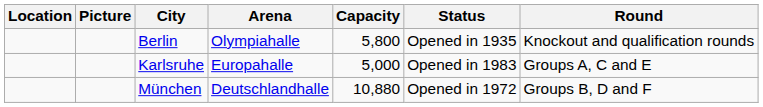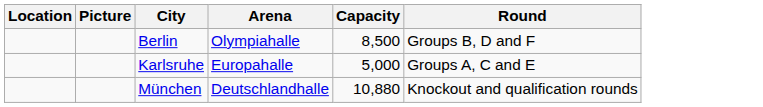- column: (462, 16)
(381, 41) 5,800 -> (381, 41) 8,500
(639, 41) Knockout and qualification rounds -> (471, 41) Groups B, D and F
(588, 89) Groups B, D and F -> (522, 89) Knockout and qualification rounds
